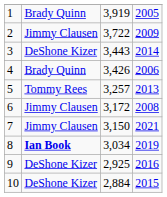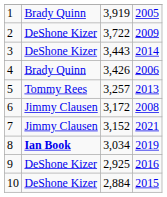(61, 32) Jimmy Clausen -> (61, 32) DeShone Kizer
(117, 126) 3,150 -> (117, 126) 3,152
